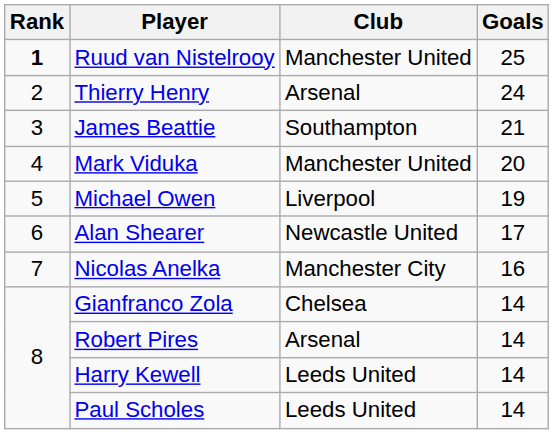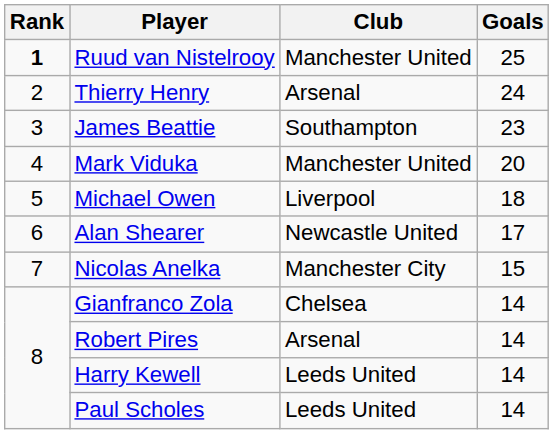(513, 127) 21 -> (513, 127) 23
(513, 198) 19 -> (513, 198) 18
(513, 269) 16 -> (513, 269) 15
